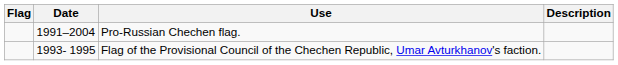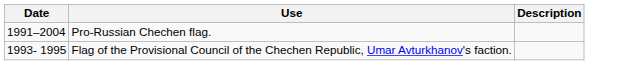- column: (19, 13)
